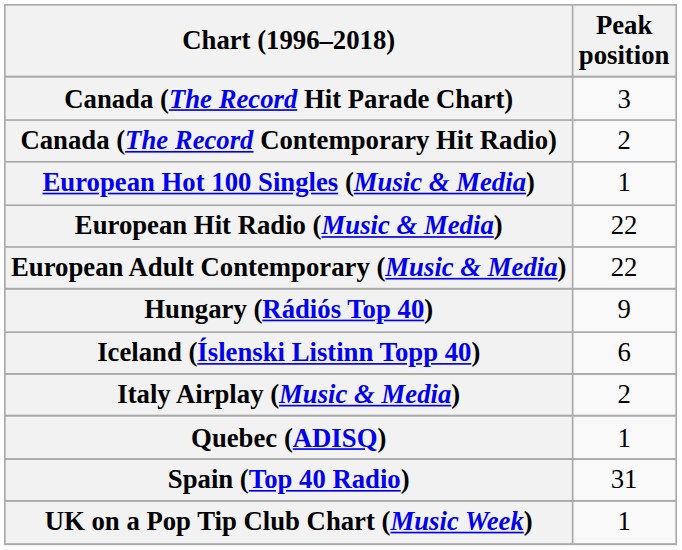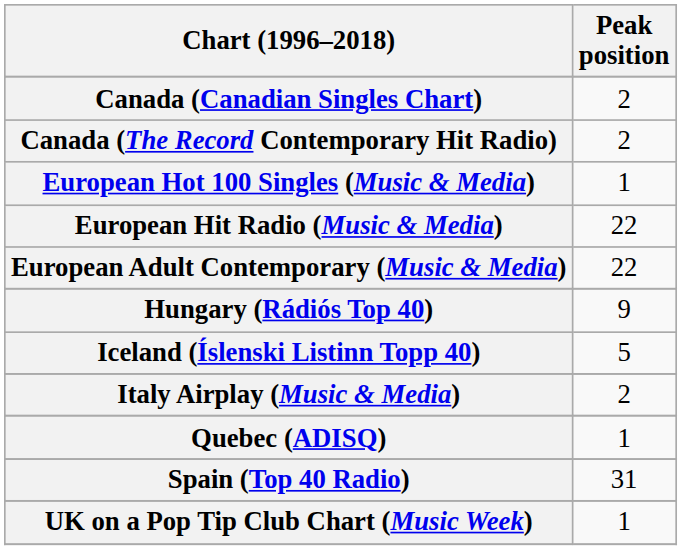+ row: (289, 98)
- row: (289, 98)
(624, 352) 6 -> (624, 352) 5
